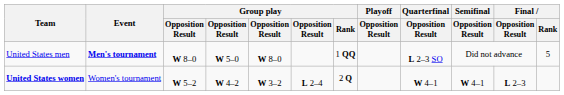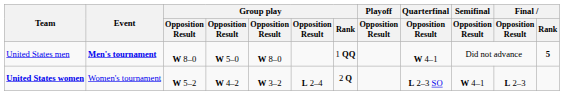(426, 59) L 2–3 SO -> (426, 59) W 4–1
(548, 54) normal -> (548, 54) bold
(426, 83) W 4–1 -> (426, 83) L 2–3 SO
